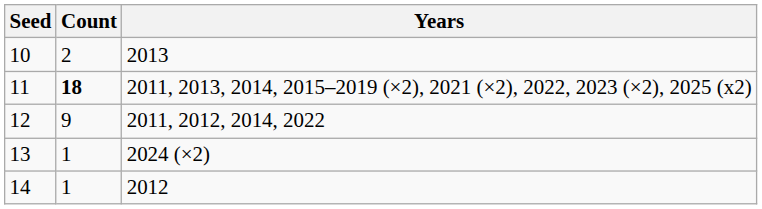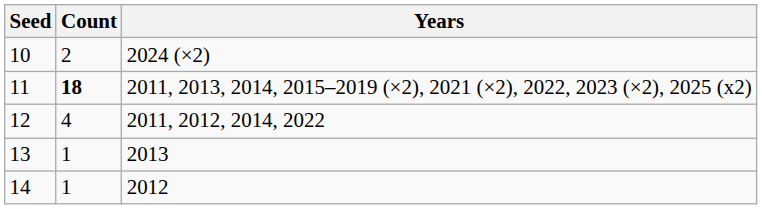(148, 54) 2013 -> (168, 54) 2024 (×2)
(66, 120) 9 -> (66, 120) 4
(168, 154) 2024 (×2) -> (148, 154) 2013
